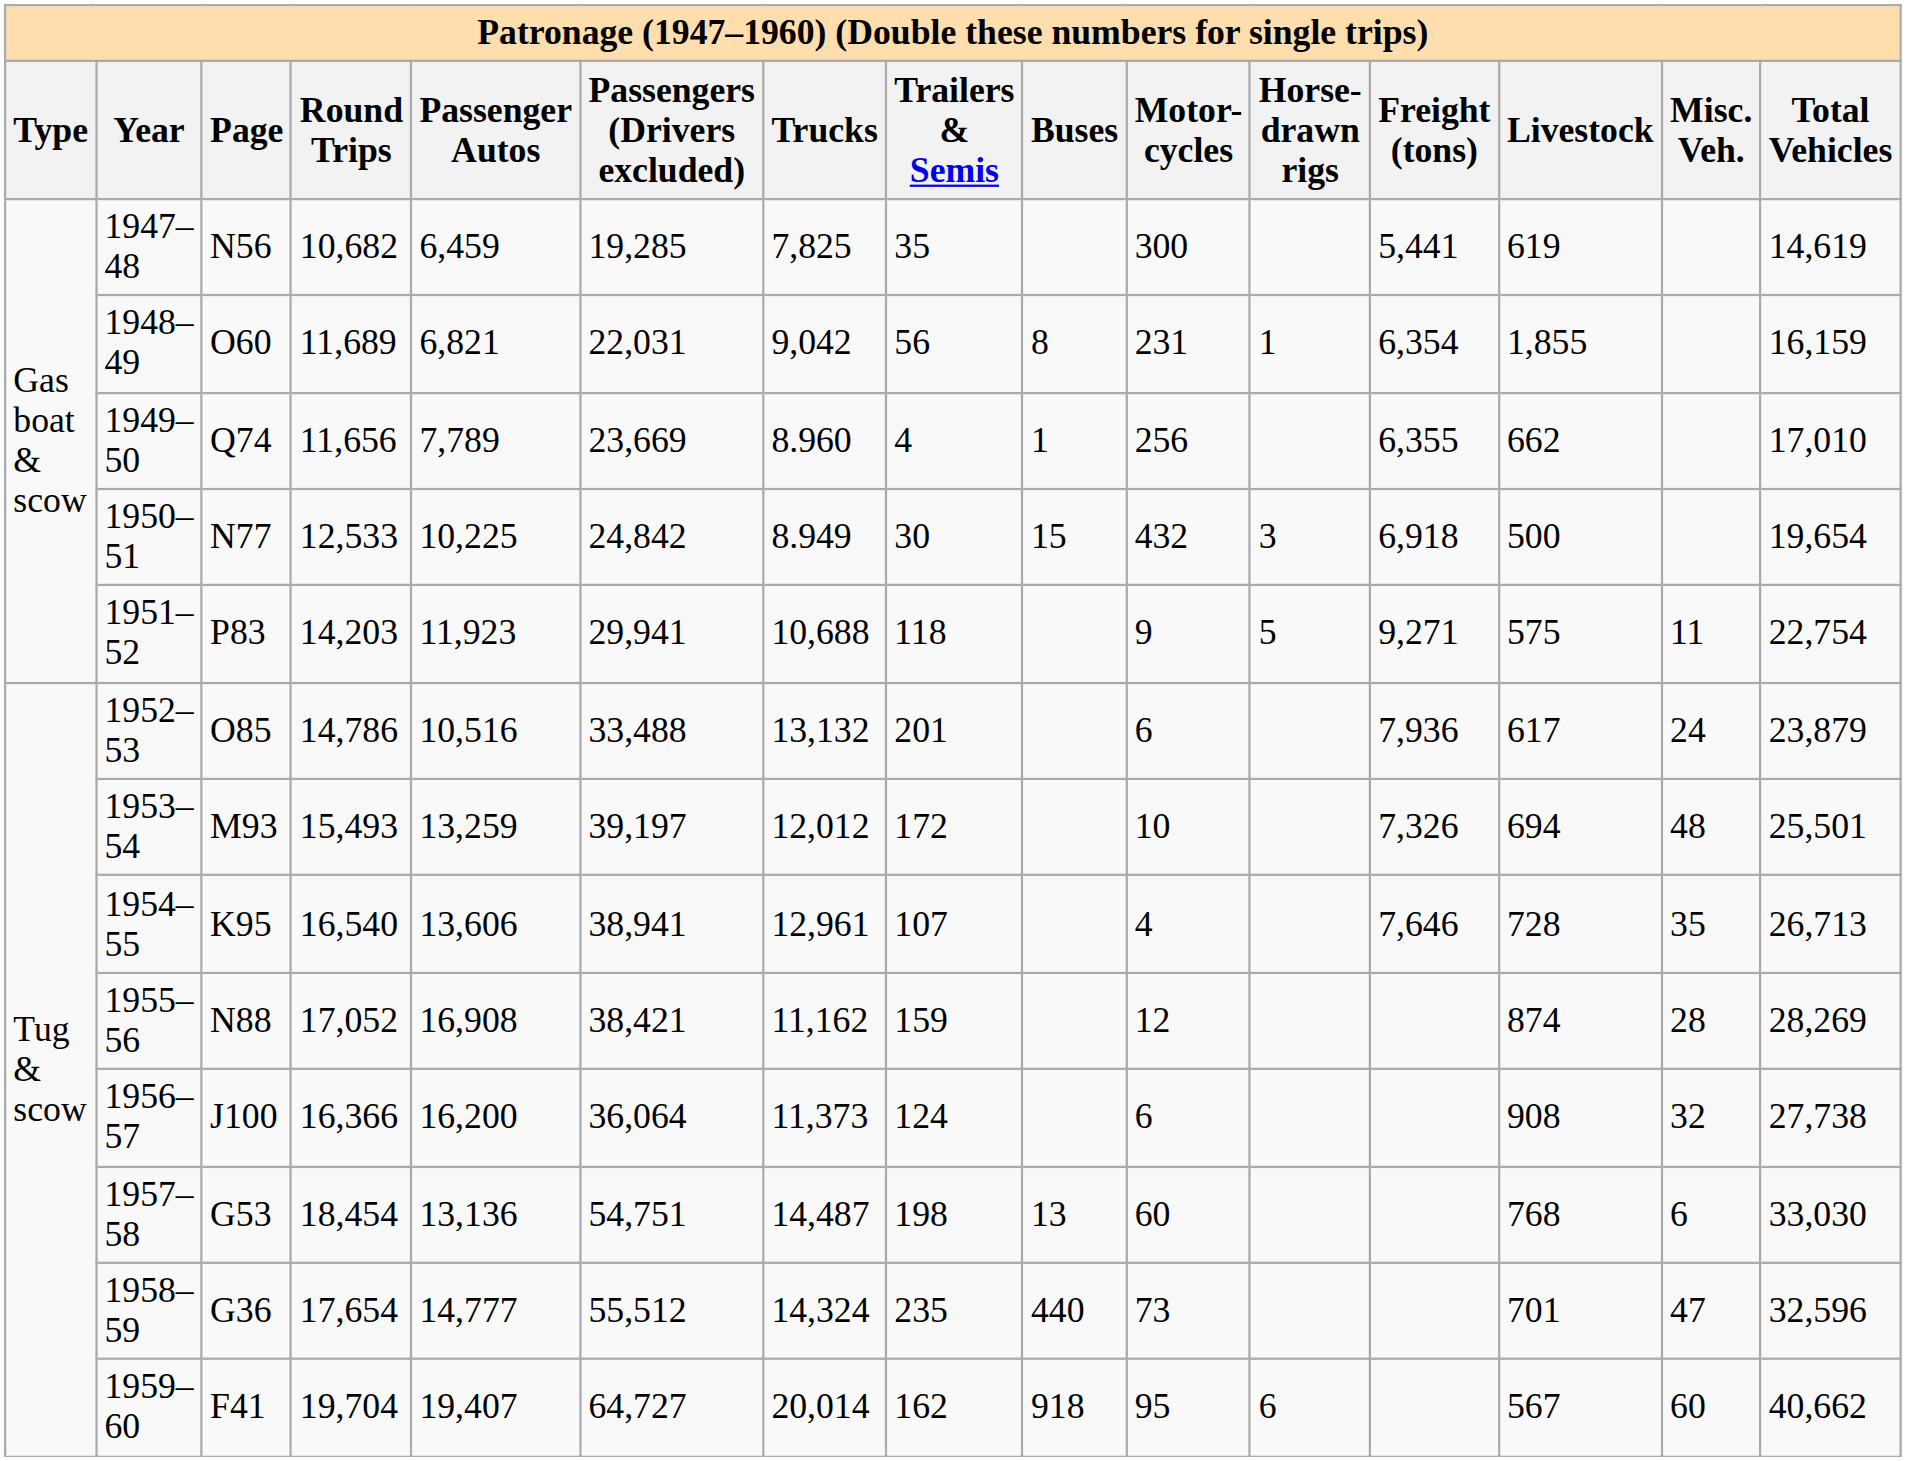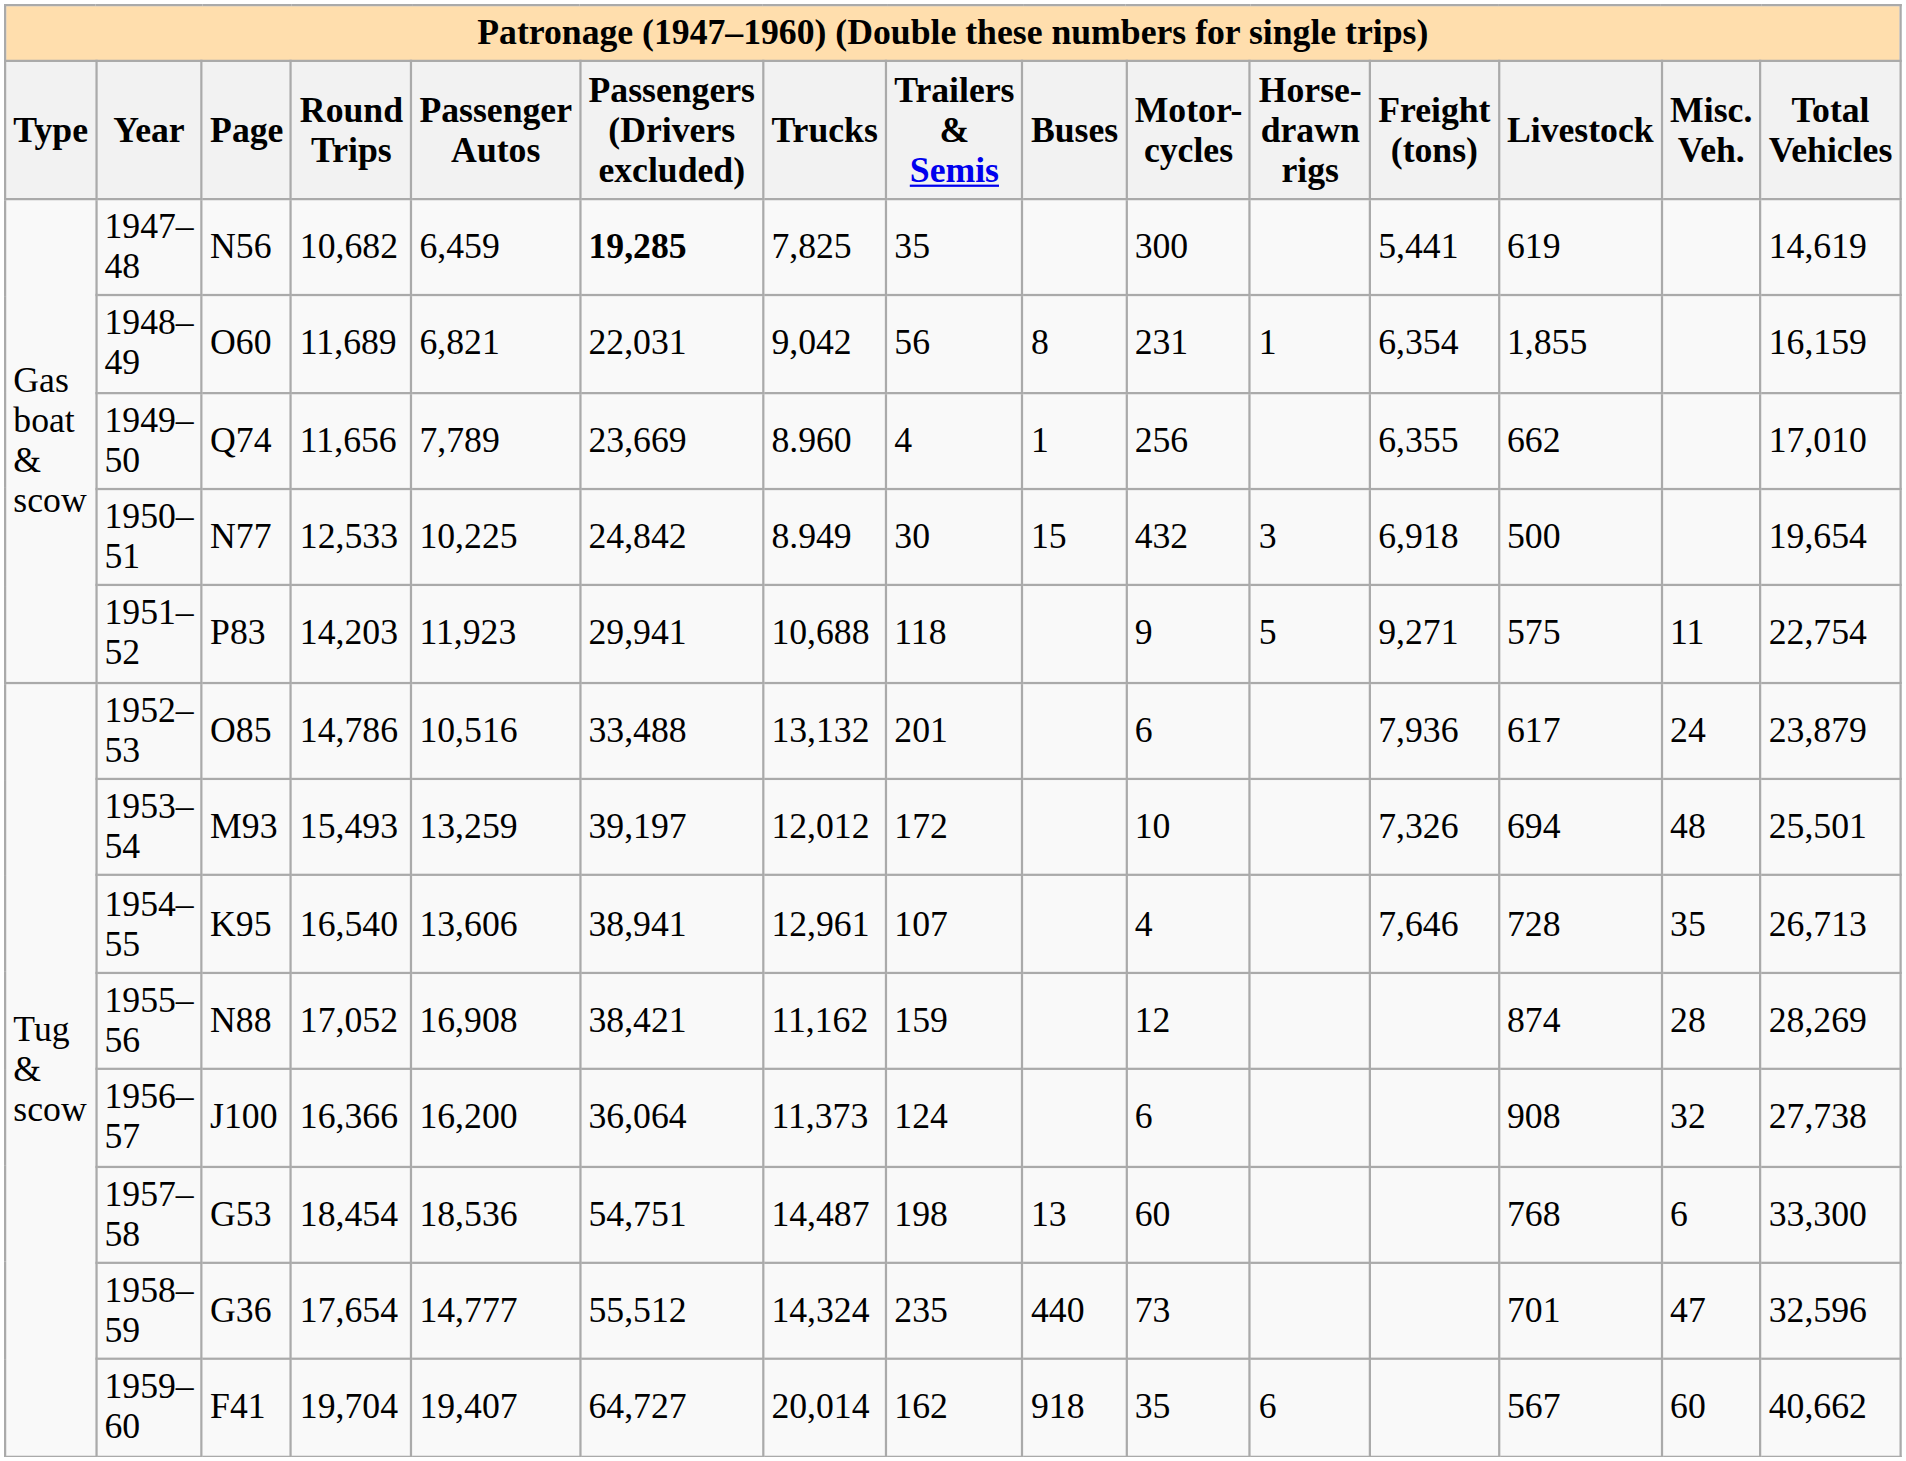(638, 246) normal -> (638, 246) bold
(469, 1213) 13,136 -> (469, 1213) 18,536
(1818, 1213) 33,030 -> (1818, 1213) 33,300
(1152, 1407) 95 -> (1152, 1407) 35
